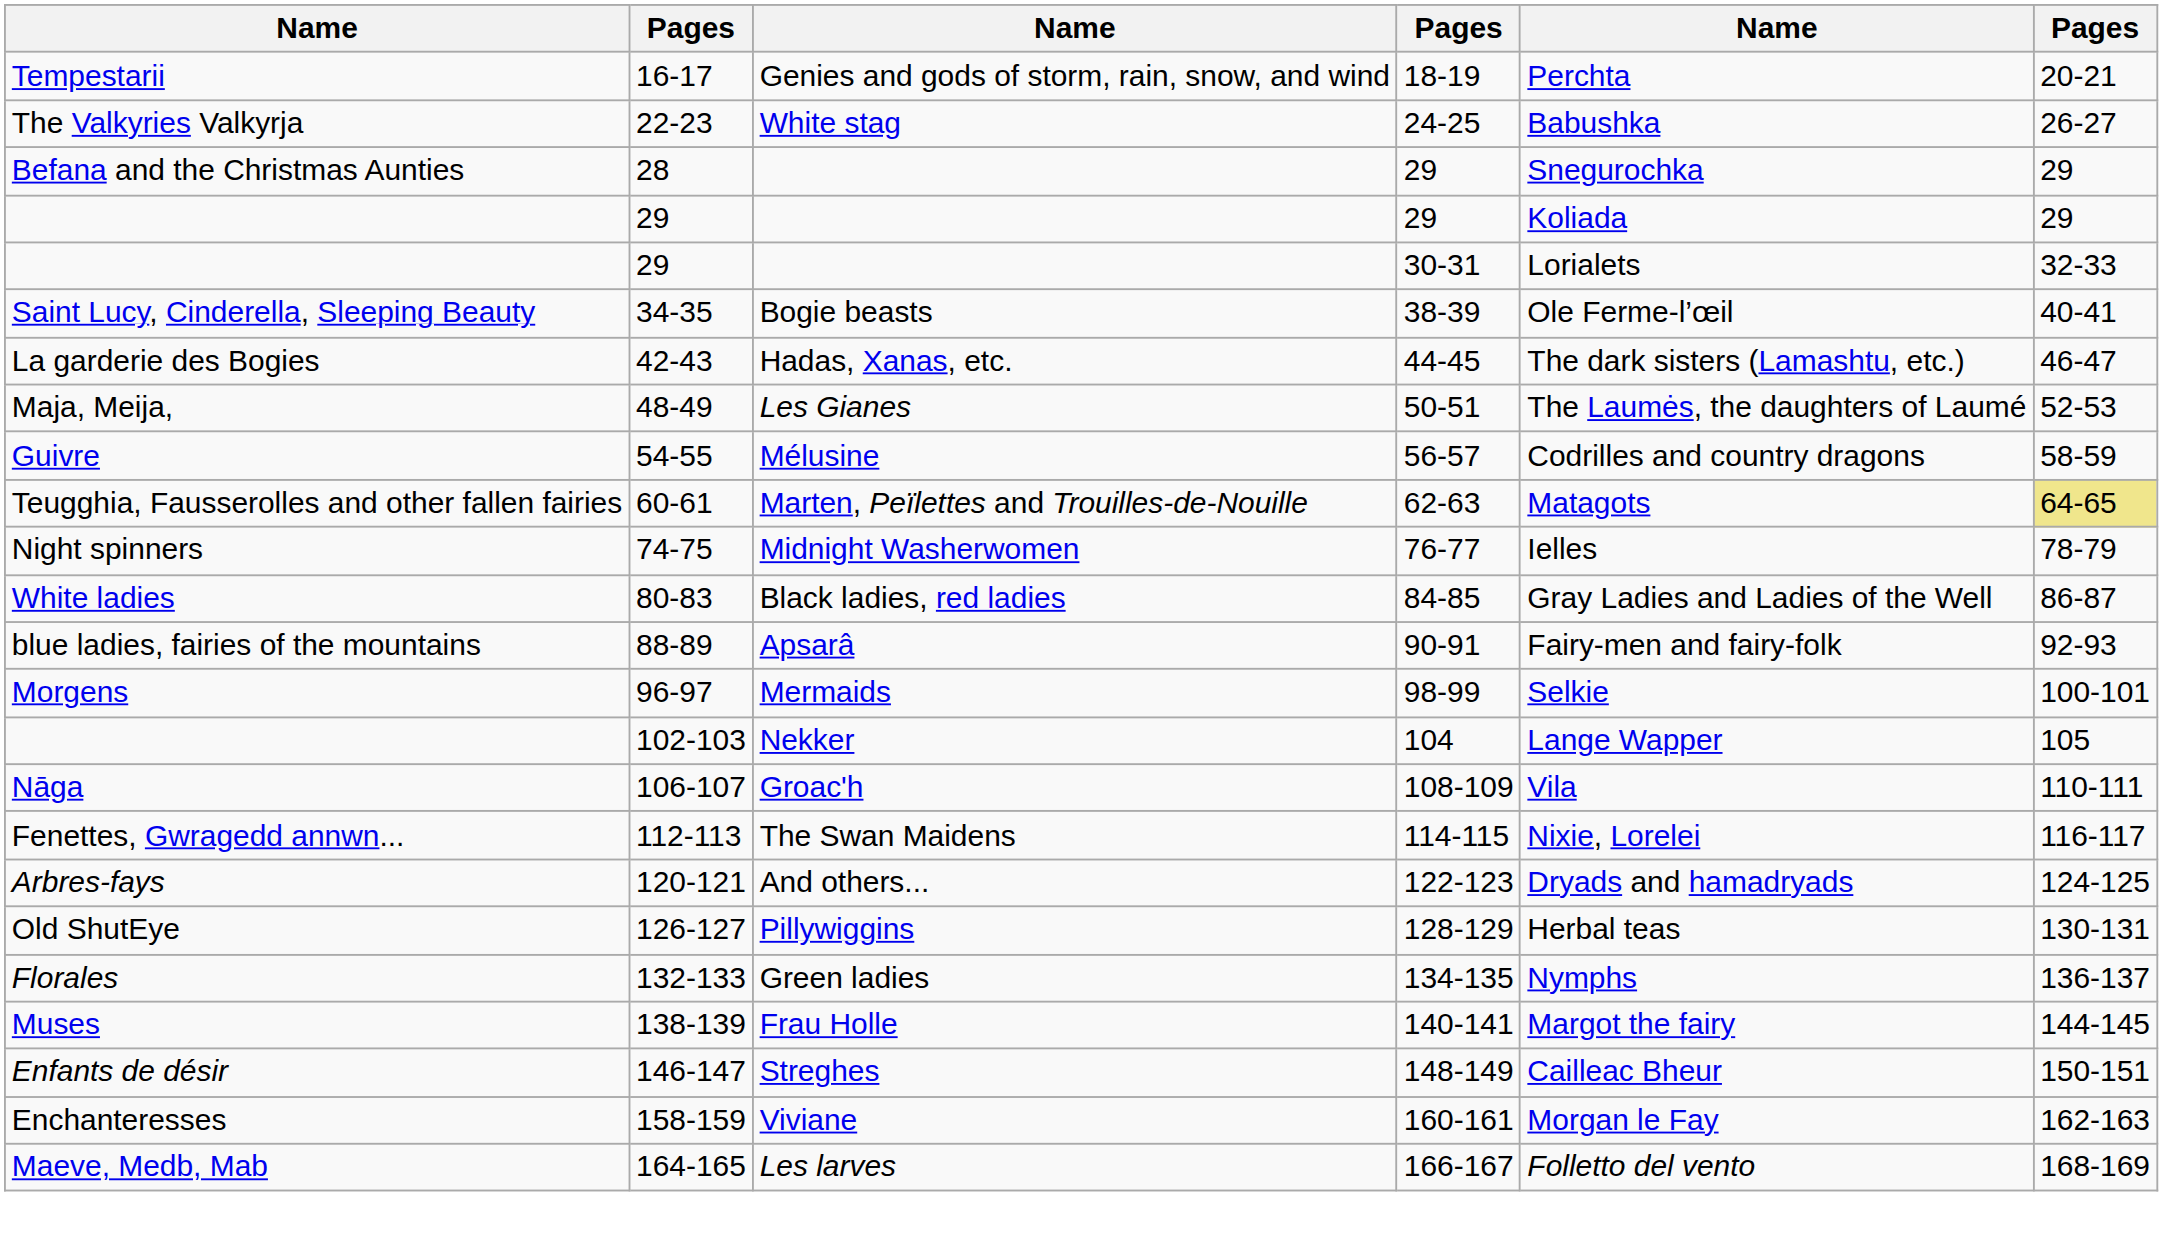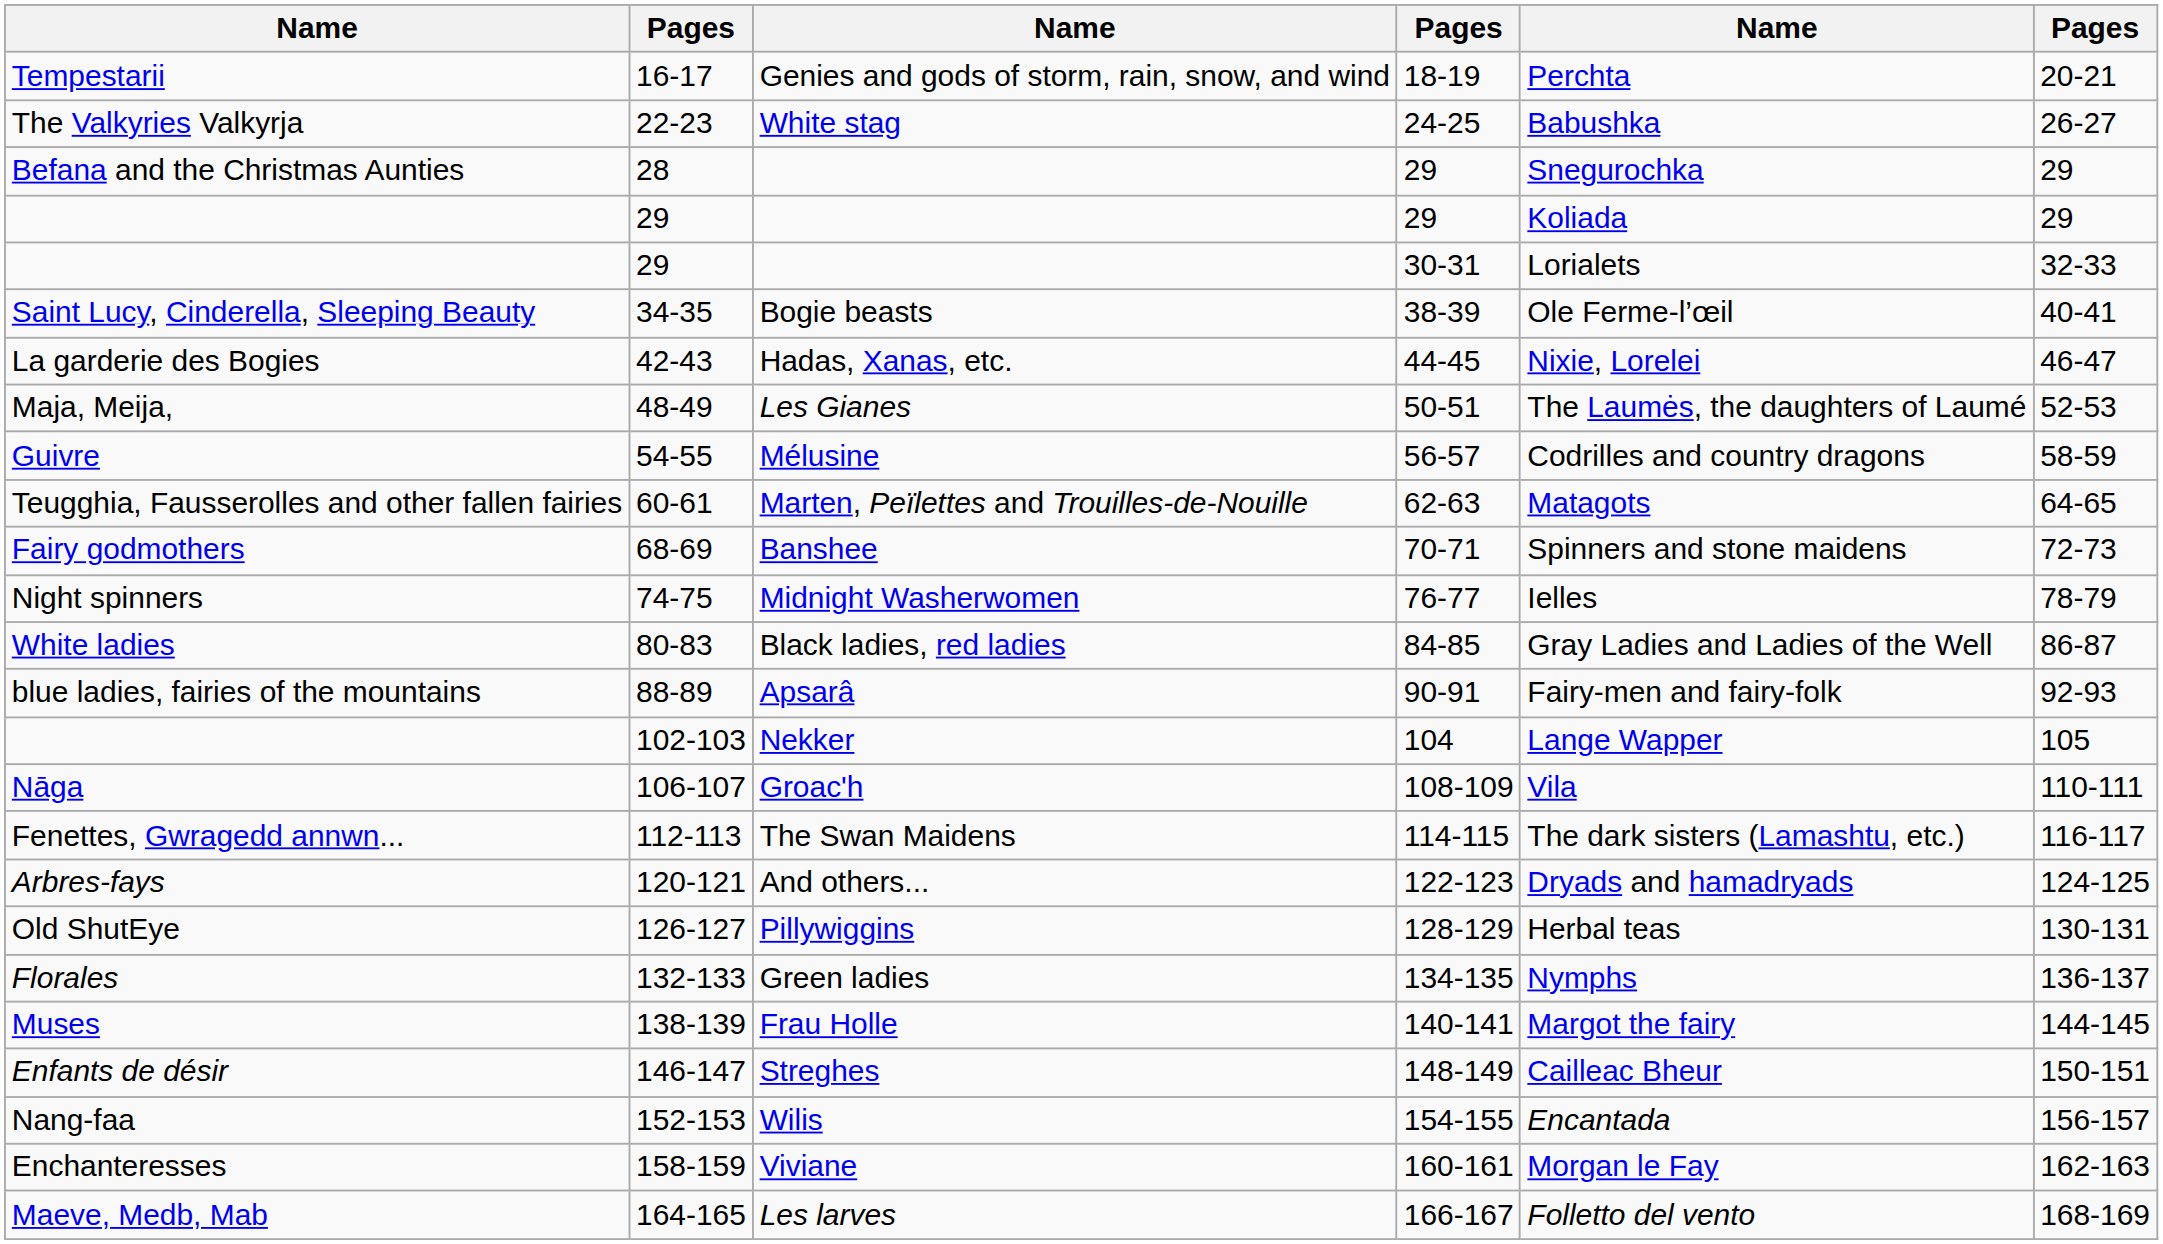(1746, 360) The dark sisters (Lamashtu, etc.) -> (1614, 360) Nixie, Lorelei
(2078, 502) khaki background -> (2078, 502) no background
+ row: (128, 550)
- row: (70, 692)
(1614, 834) Nixie, Lorelei -> (1746, 834) The dark sisters (Lamashtu, etc.)
+ row: (73, 1119)
